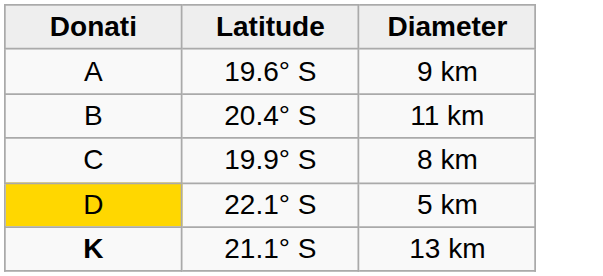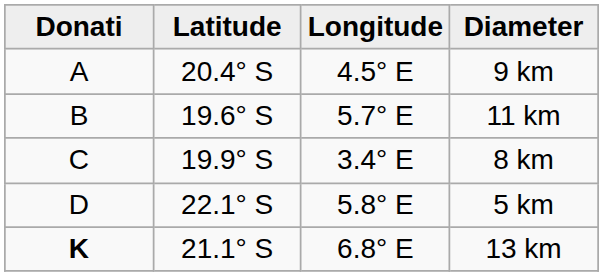+ column: (375, 26)
(270, 71) 19.6° S -> (227, 71) 20.4° S
(270, 115) 20.4° S -> (227, 115) 19.6° S
(93, 204) gold background -> (79, 204) no background
